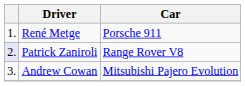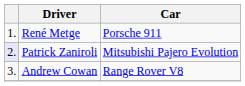(143, 52) Range Rover V8 -> (171, 52) Mitsubishi Pajero Evolution
(171, 71) Mitsubishi Pajero Evolution -> (143, 71) Range Rover V8
